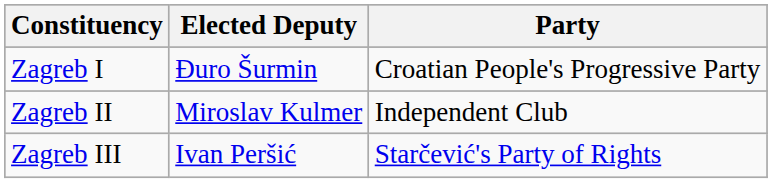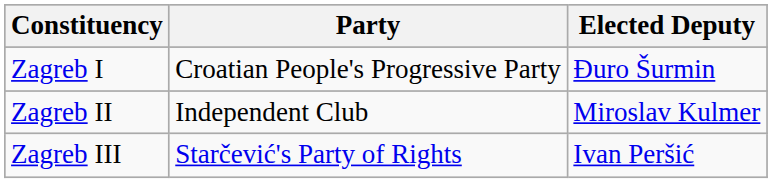columns swapped: (269, 25) <-> (568, 25)
